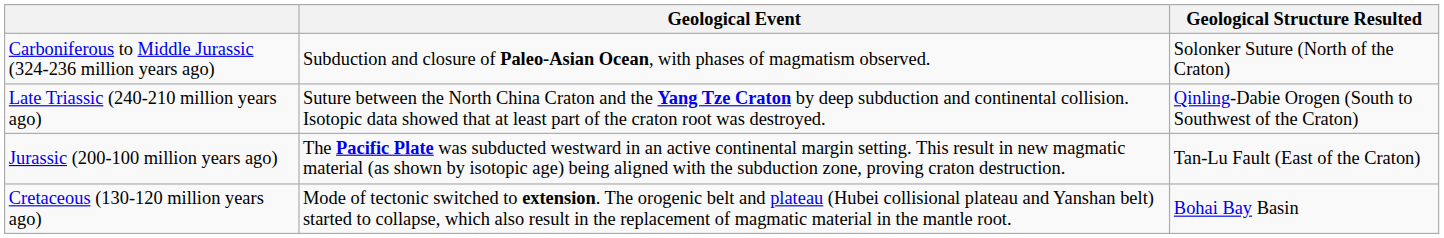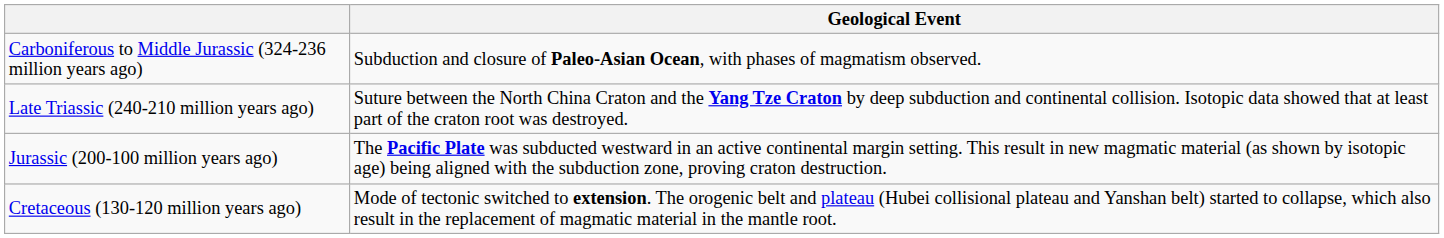- column: (1304, 19)
